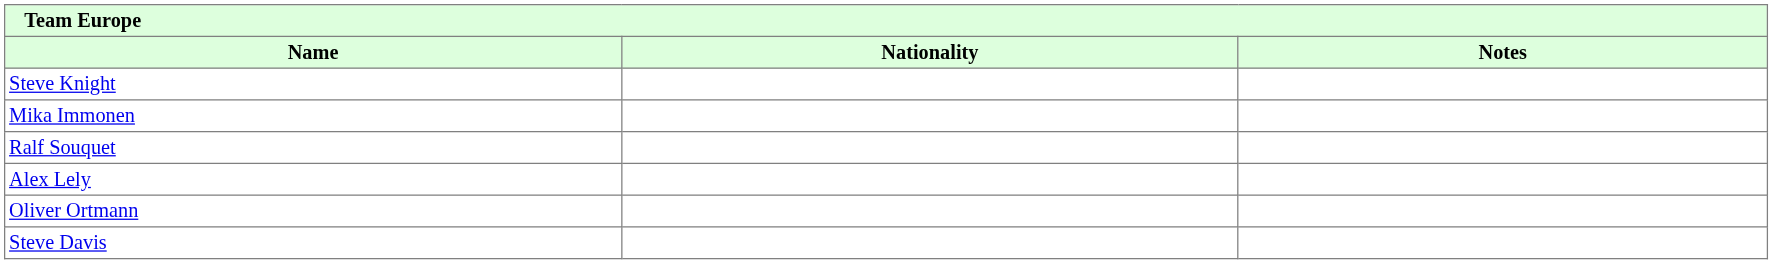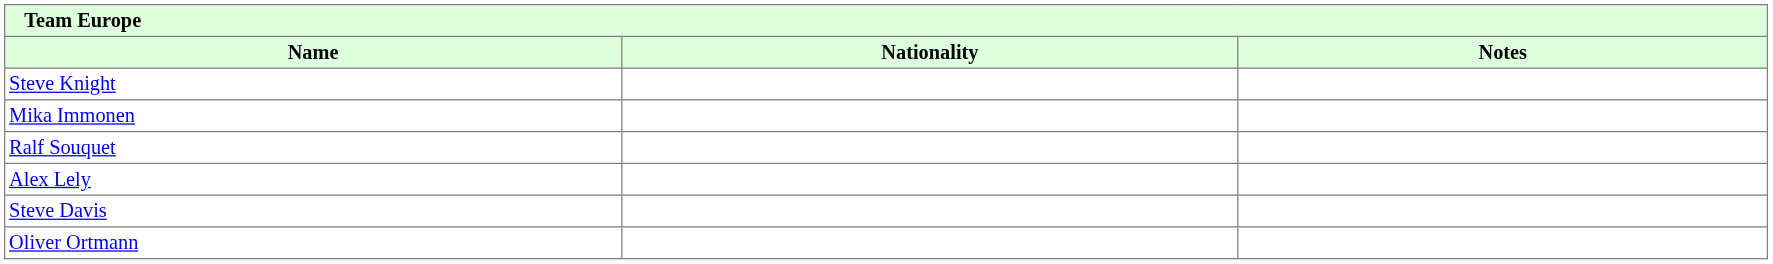rows swapped: (74, 210) <-> (58, 242)
